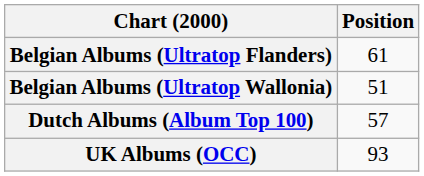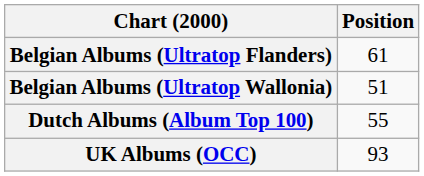(378, 120) 57 -> (378, 120) 55
